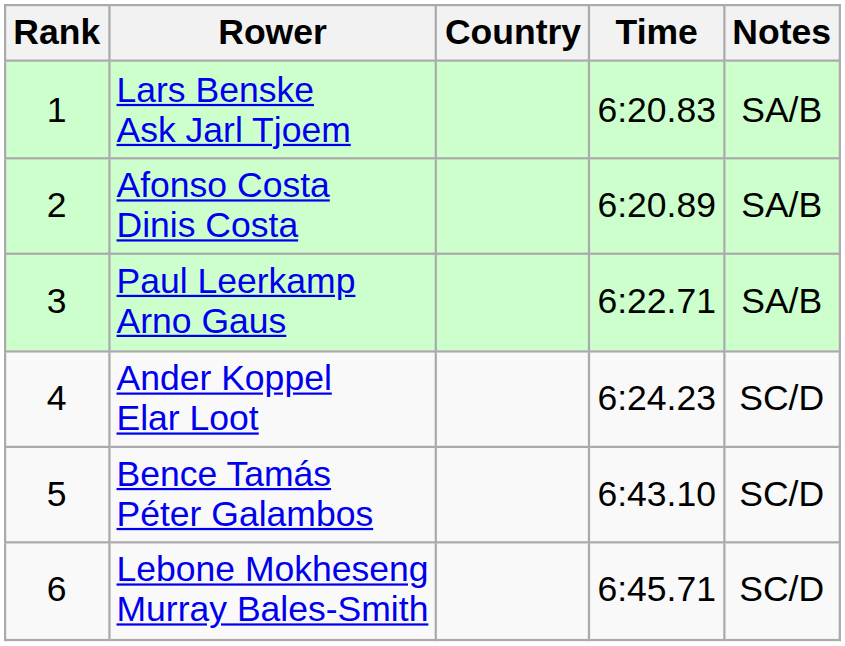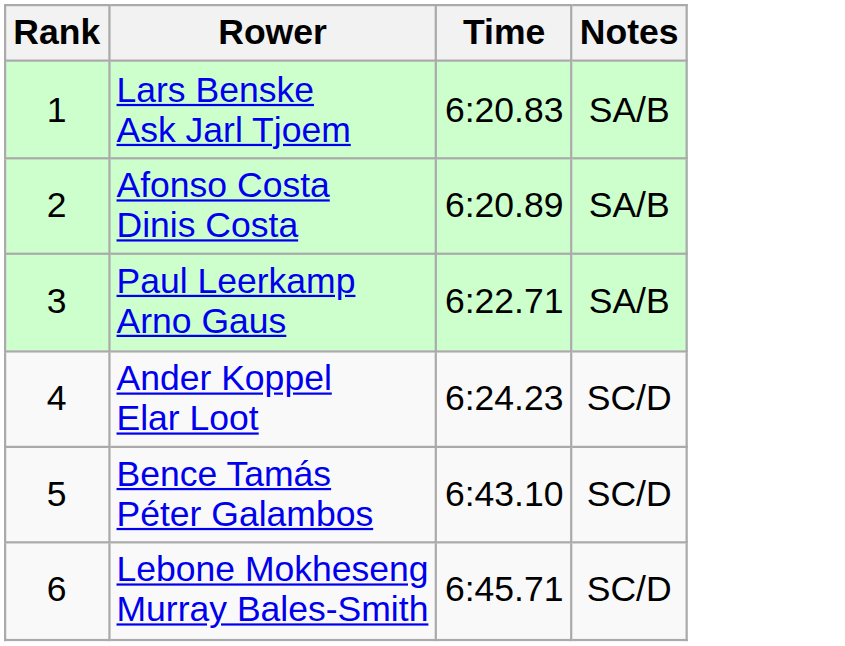- column: (513, 32)
